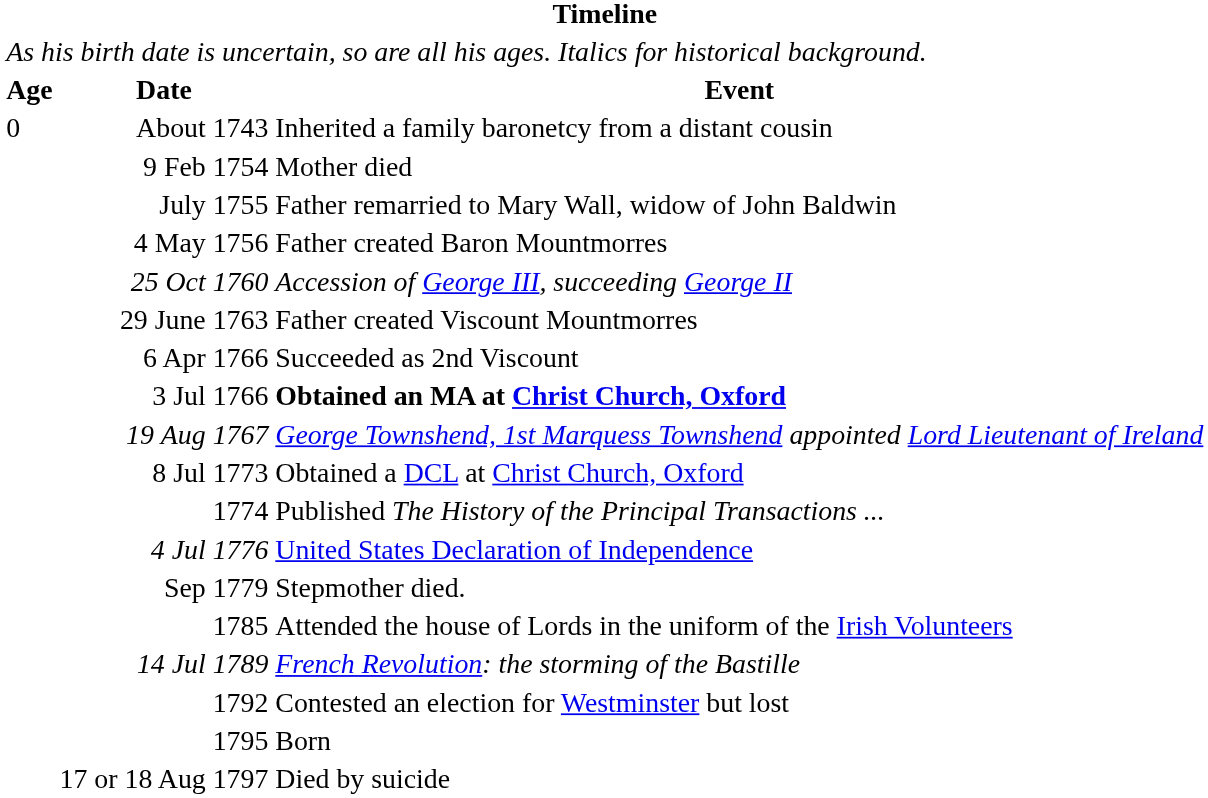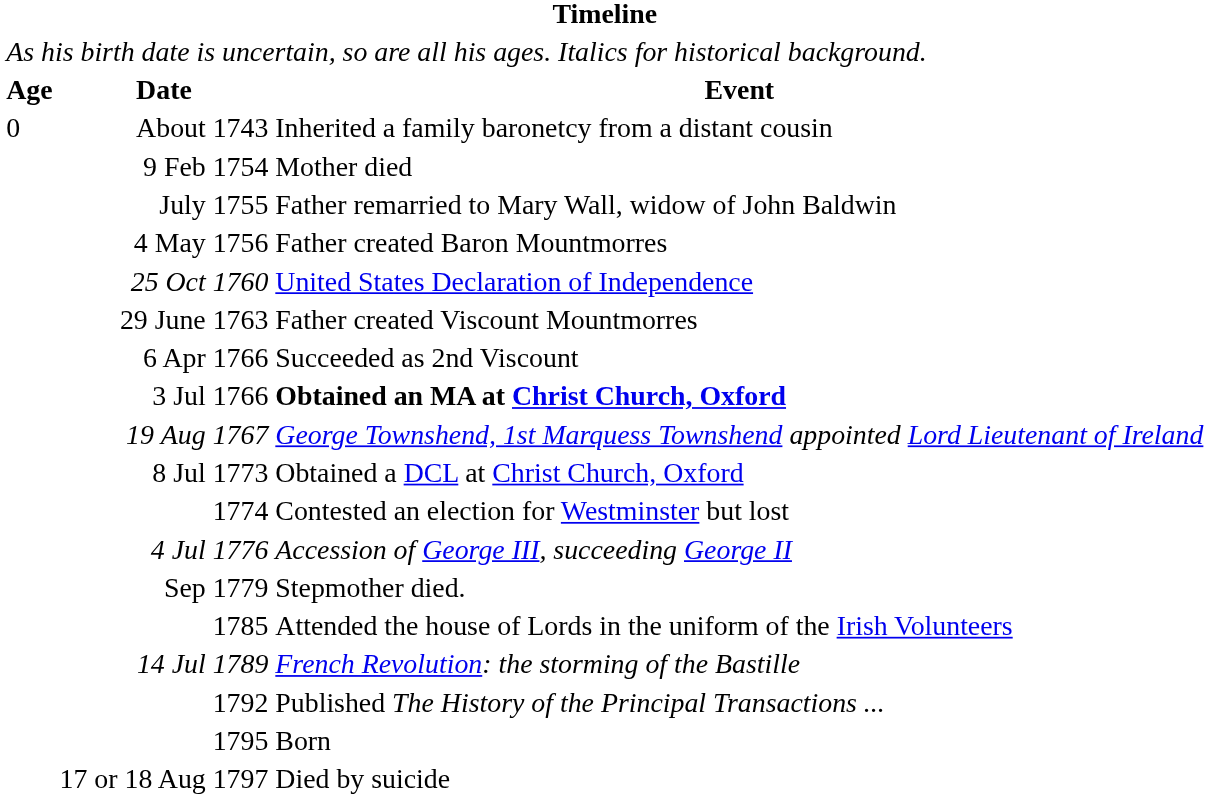(534, 281) Accession of George III, succeeding George II -> (514, 281) United States Declaration of Independence
(580, 511) Published The History of the Principal Transactions ... -> (532, 511) Contested an election for Westminster but lost
(514, 549) United States Declaration of Independence -> (534, 549) Accession of George III, succeeding George II
(532, 702) Contested an election for Westminster but lost -> (580, 702) Published The History of the Principal Transactions ...
